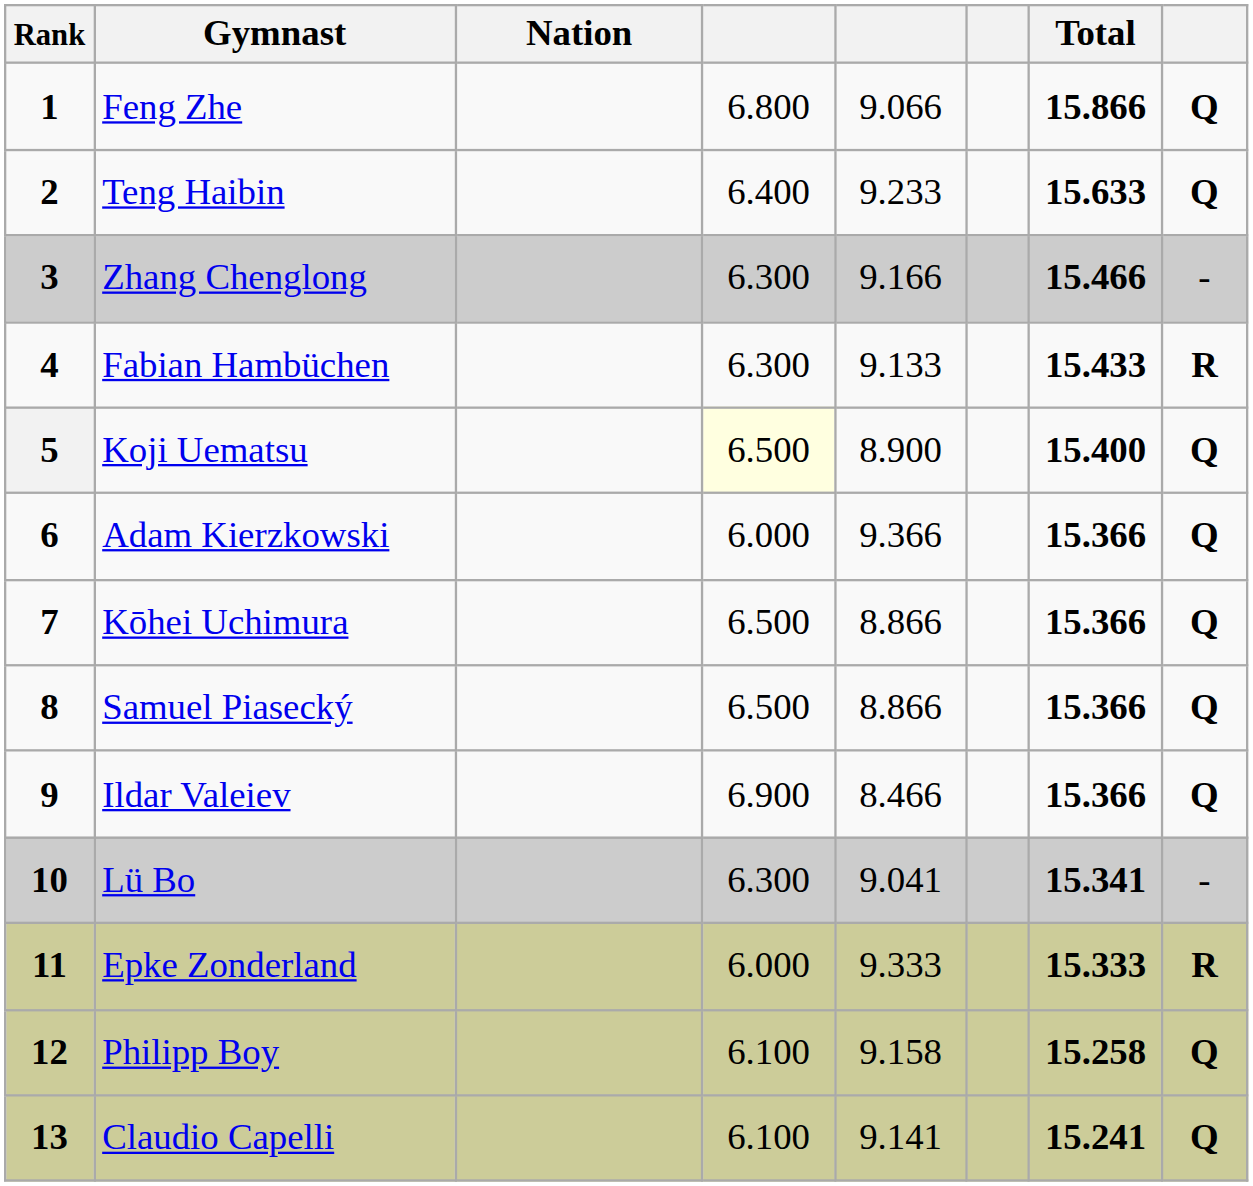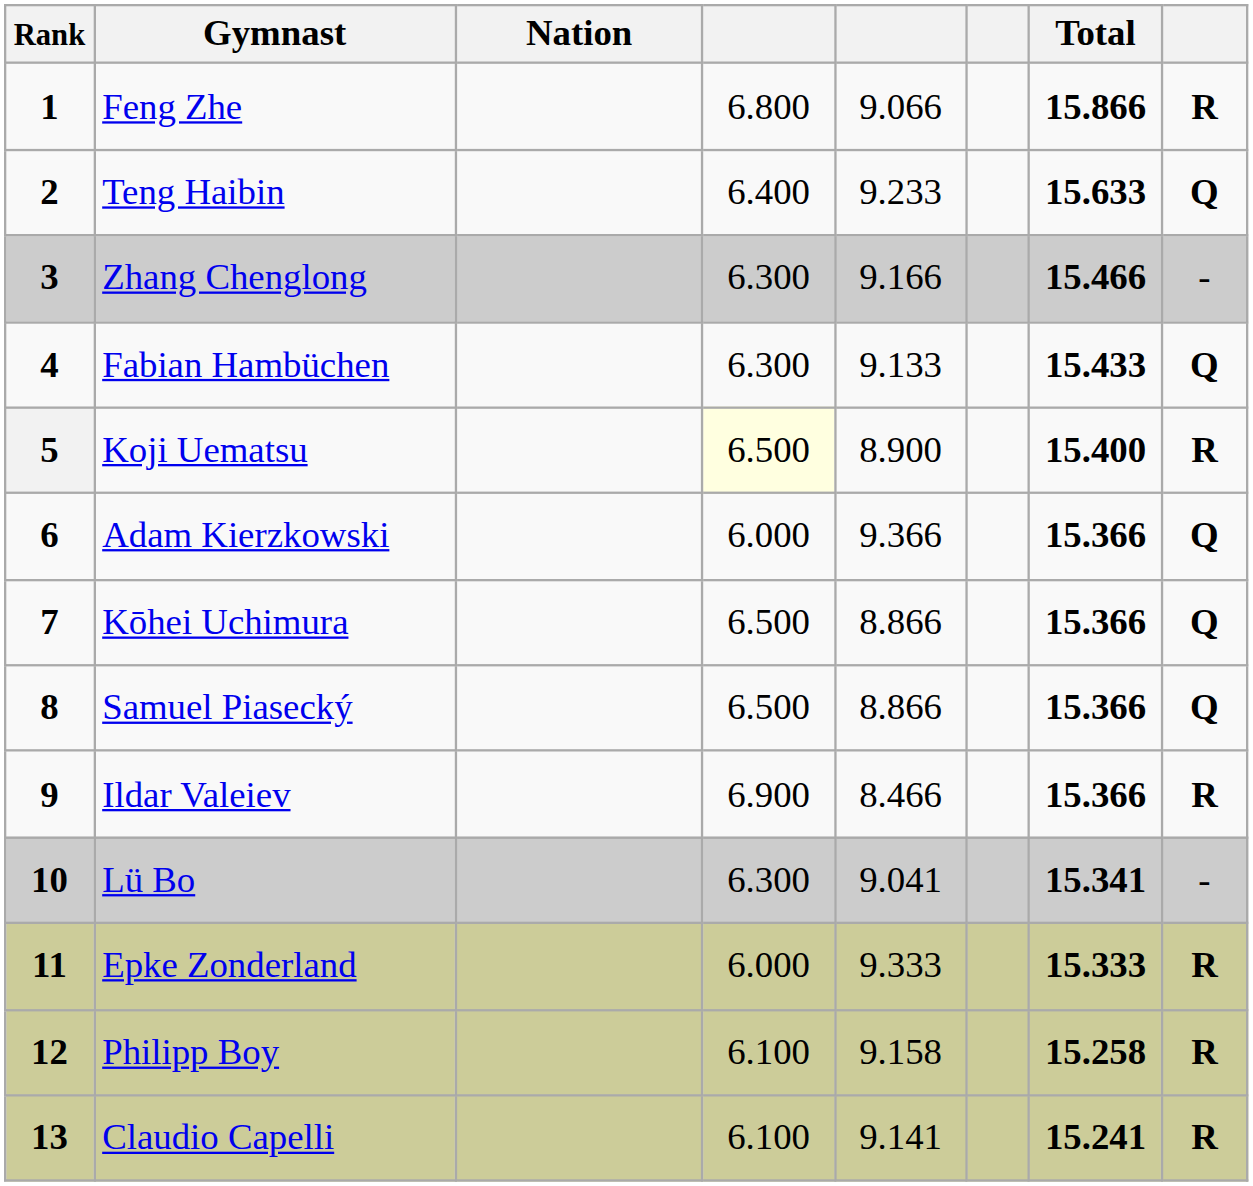(1204, 105) Q -> (1204, 105) R
(1204, 363) R -> (1204, 363) Q
(1204, 449) Q -> (1204, 449) R
(1204, 793) Q -> (1204, 793) R
(1204, 1051) Q -> (1204, 1051) R
(1204, 1137) Q -> (1204, 1137) R
